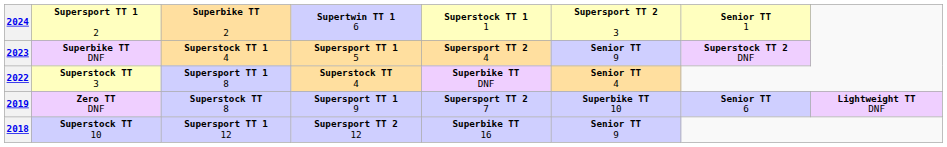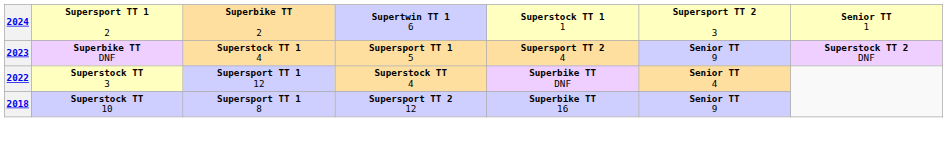(226, 79) Supersport TT 1 8 -> (259, 79) Supersport TT 1 12
- row: (18, 104)
(226, 130) Supersport TT 1 12 -> (259, 104) Supersport TT 1 8
